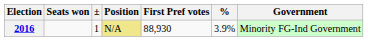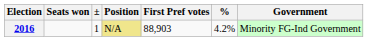(157, 28) 88,930 -> (157, 28) 88,903
(225, 28) 3.9% -> (225, 28) 4.2%
